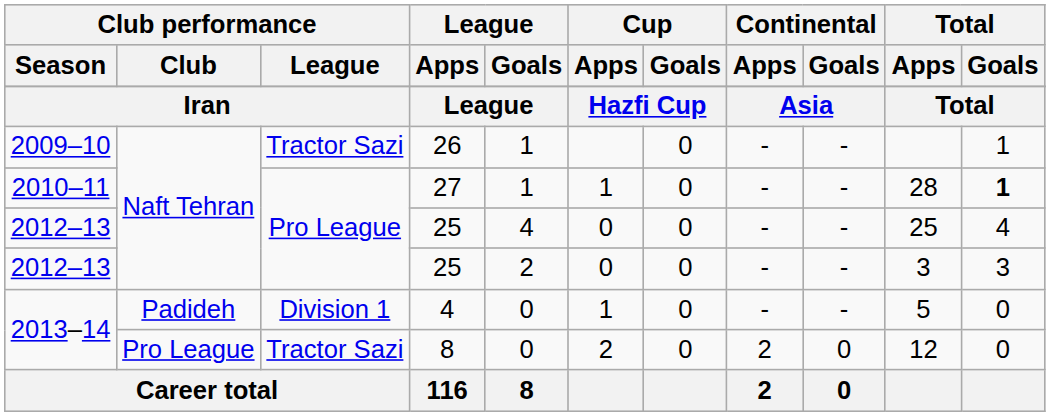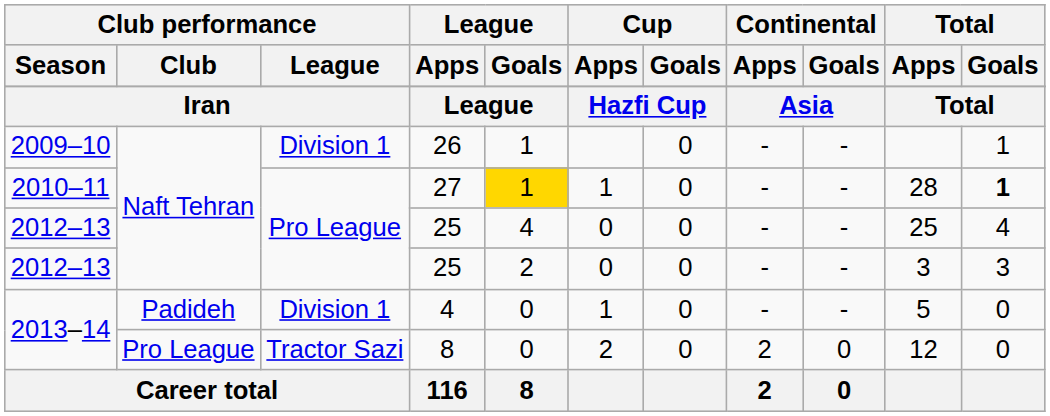(335, 146) Tractor Sazi -> (335, 146) Division 1
(527, 187) no background -> (527, 187) gold background
